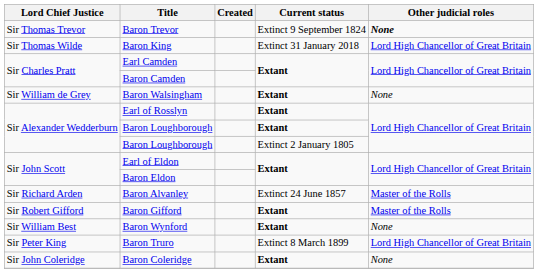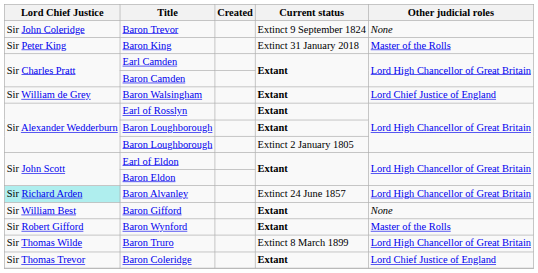(46, 29) Sir Thomas Trevor -> (46, 29) Sir John Coleridge
(382, 29) bold -> (382, 29) normal
(44, 45) Sir Thomas Wilde -> (36, 45) Sir Peter King
(451, 45) Lord High Chancellor of Great Britain -> (411, 45) Master of the Rolls
(382, 95) None -> (433, 95) Lord Chief Justice of England
(45, 194) no background -> (45, 194) paleturquoise background
(411, 194) Master of the Rolls -> (451, 194) Lord High Chancellor of Great Britain
(45, 210) Sir Robert Gifford -> (41, 210) Sir William Best
(411, 210) Master of the Rolls -> (382, 210) None
(41, 227) Sir William Best -> (45, 227) Sir Robert Gifford
(382, 227) None -> (411, 227) Master of the Rolls
(36, 243) Sir Peter King -> (44, 243) Sir Thomas Wilde
(46, 260) Sir John Coleridge -> (46, 260) Sir Thomas Trevor
(382, 260) None -> (433, 260) Lord Chief Justice of England
